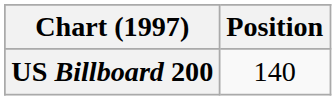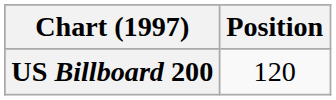(275, 71) 140 -> (275, 71) 120
